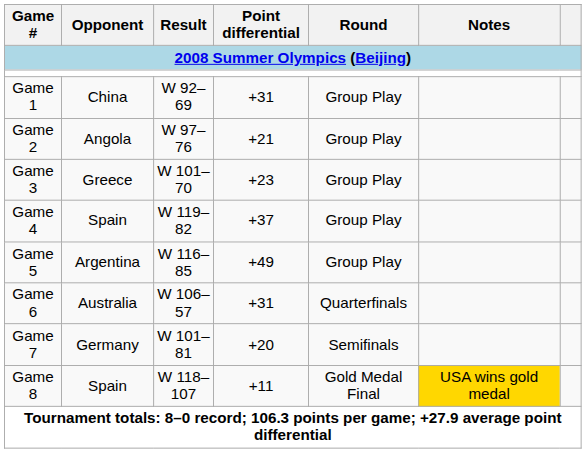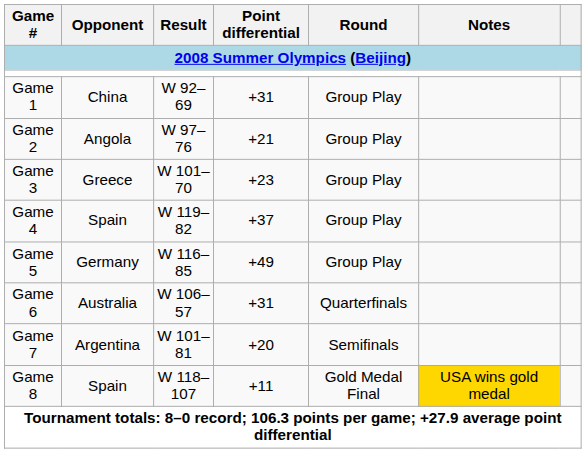(108, 262) Argentina -> (108, 262) Germany
(108, 344) Germany -> (108, 344) Argentina
